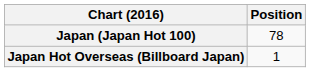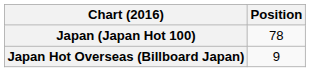(276, 56) 1 -> (276, 56) 9
